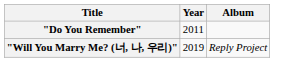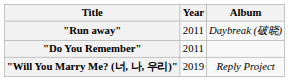+ row: (92, 31)
